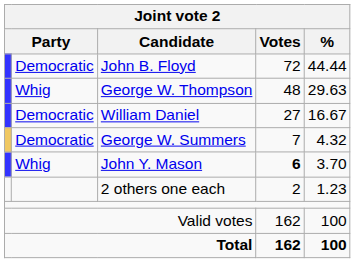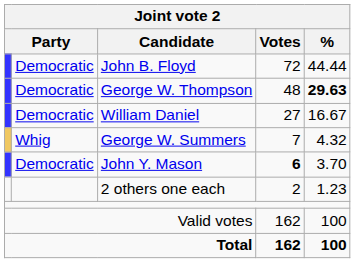(33, 90) Whig -> (54, 90) Democratic
(327, 90) normal -> (327, 90) bold
(54, 139) Democratic -> (33, 139) Whig
(33, 164) Whig -> (54, 164) Democratic
